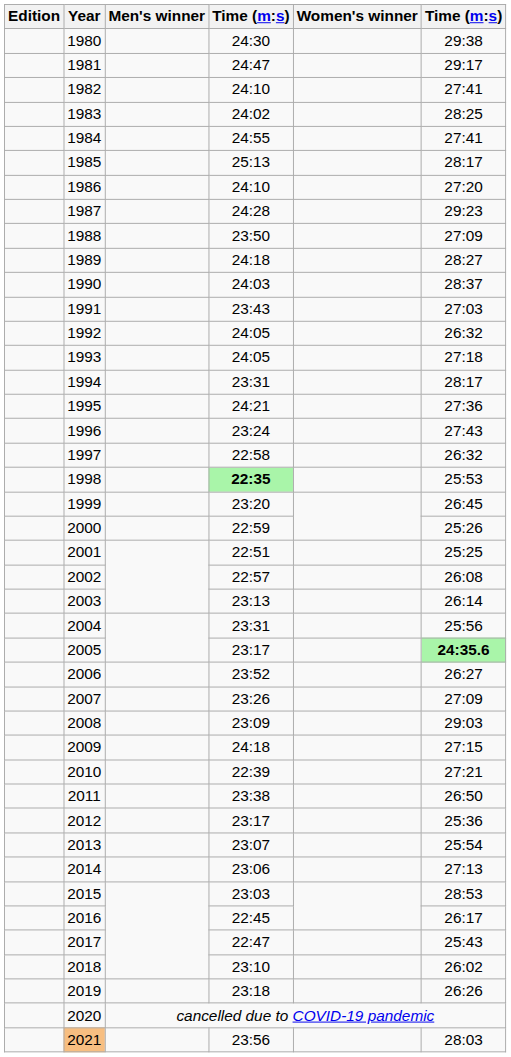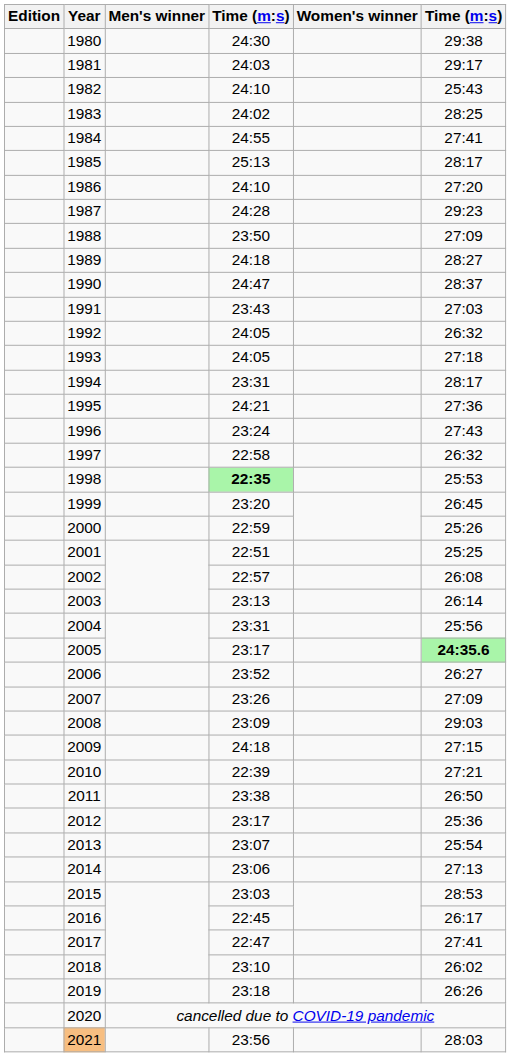(251, 65) 24:47 -> (251, 65) 24:03
(464, 89) 27:41 -> (464, 89) 25:43
(251, 284) 24:03 -> (251, 284) 24:47
(464, 942) 25:43 -> (464, 942) 27:41
